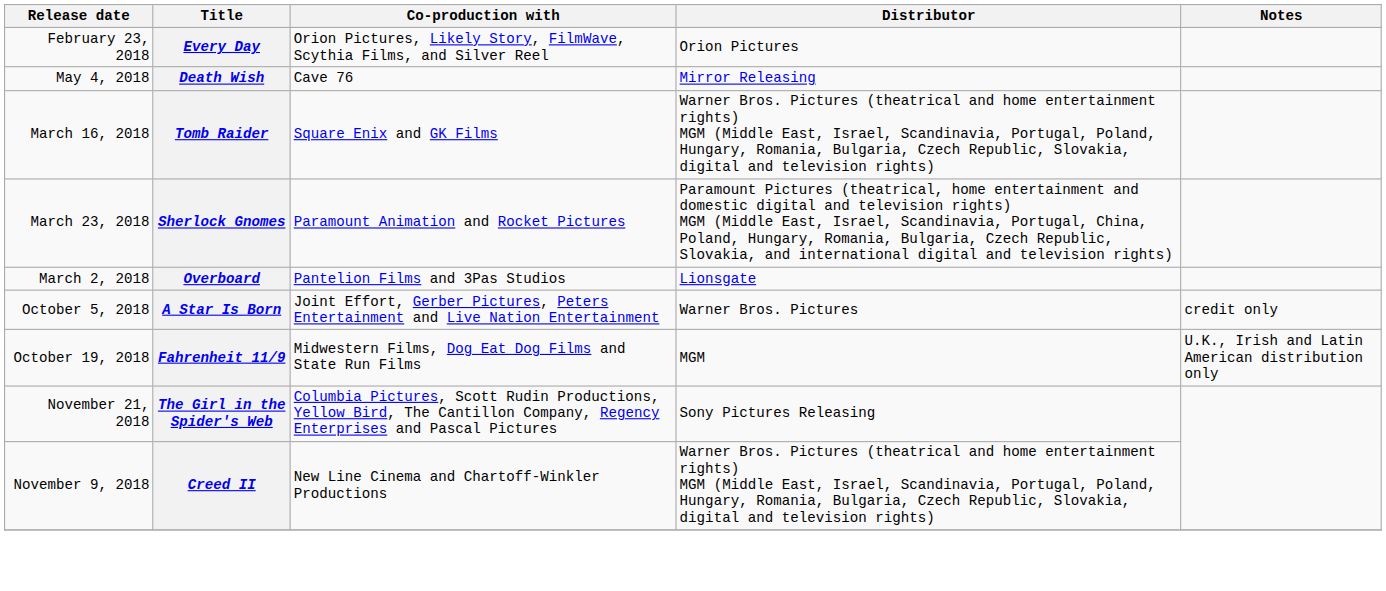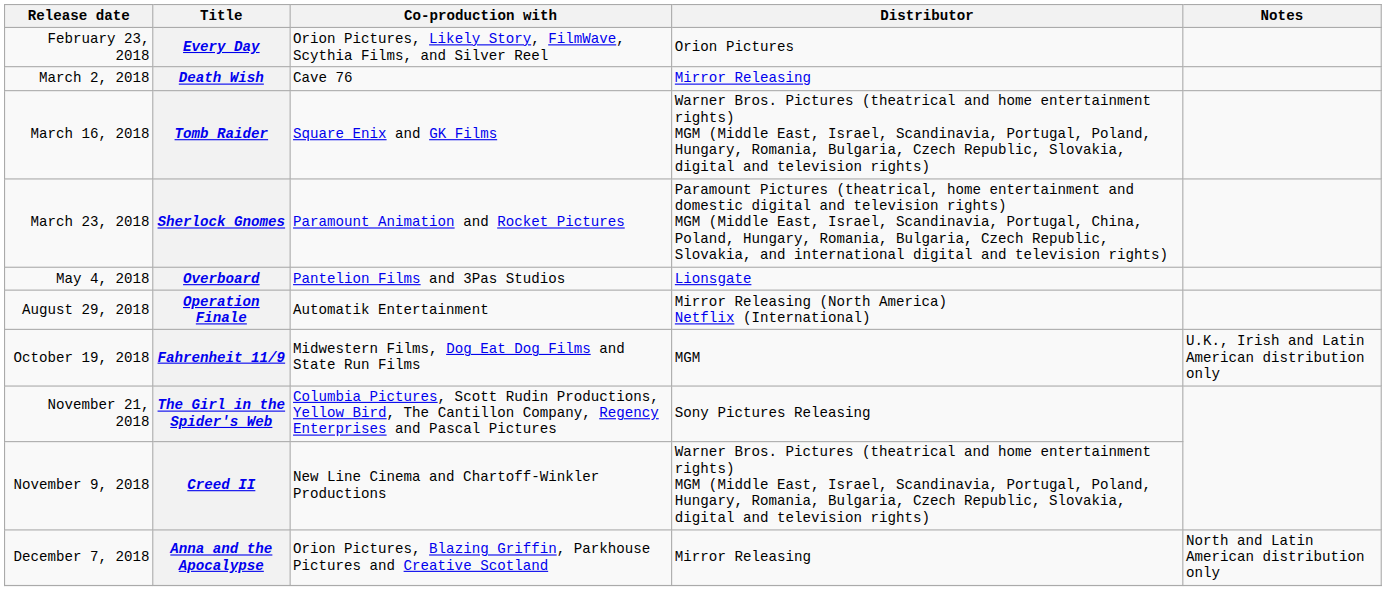(103, 79) May 4, 2018 -> (94, 79) March 2, 2018
(94, 279) March 2, 2018 -> (103, 279) May 4, 2018
+ row: (221, 310)
- row: (222, 310)
+ row: (221, 558)
